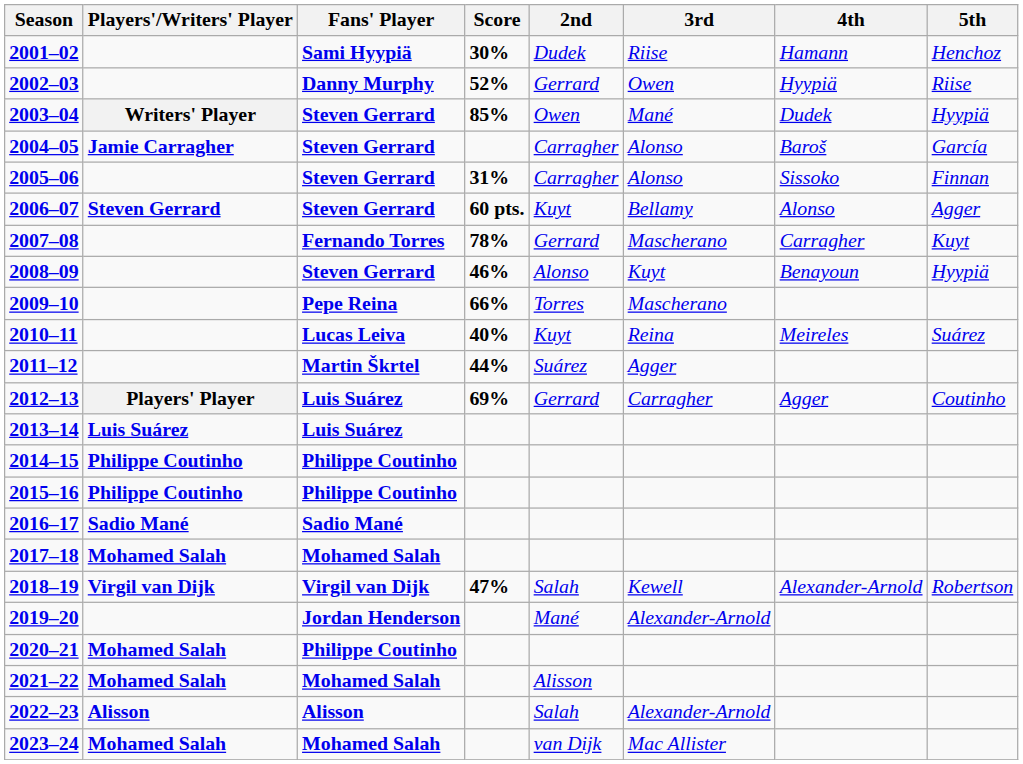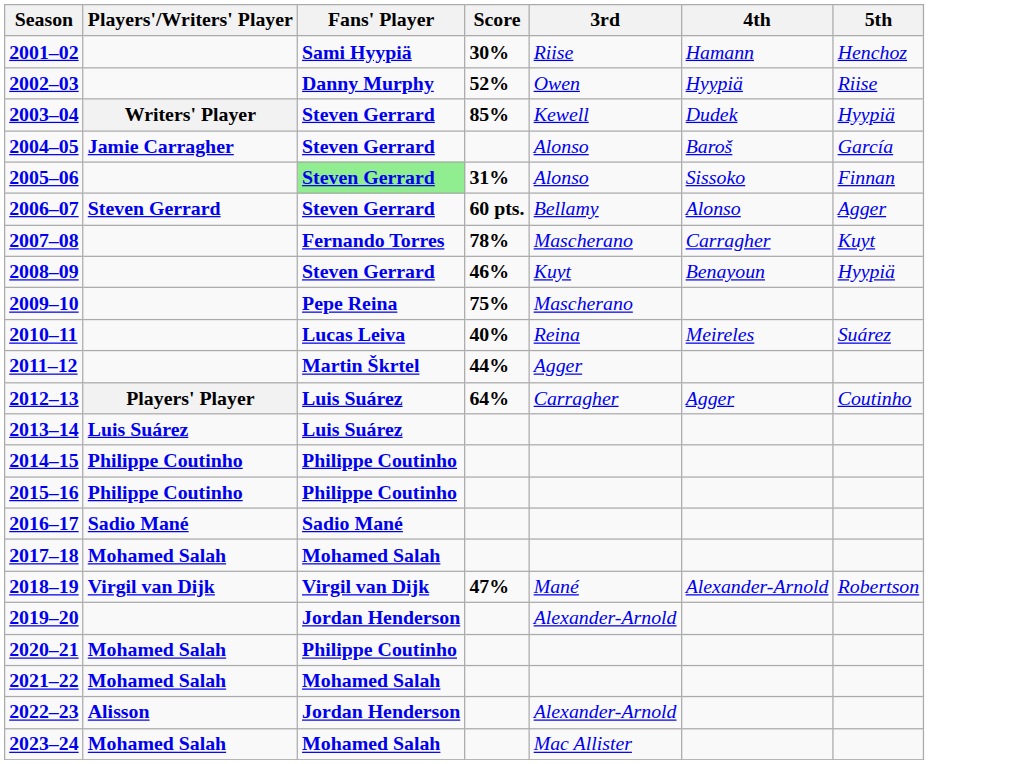- column: (576, 20)
(650, 114) Mané -> (561, 114) Kewell
(368, 177) no background -> (368, 177) lightgreen background
(489, 303) 66% -> (489, 303) 75%
(489, 397) 69% -> (489, 397) 64%
(655, 586) Kewell -> (556, 586) Mané
(333, 712) Alisson -> (381, 712) Jordan Henderson
